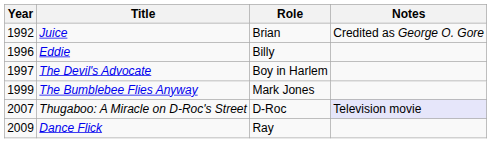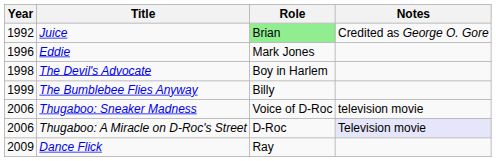(266, 33) no background -> (266, 33) lightgreen background
(263, 52) Billy -> (283, 52) Mark Jones
(20, 71) 1997 -> (20, 71) 1998
(283, 90) Mark Jones -> (263, 90) Billy
+ row: (118, 109)
(20, 109) 2007 -> (20, 128) 2006
